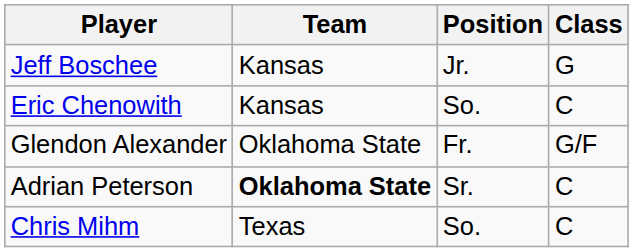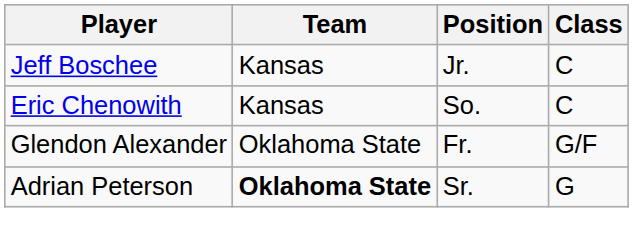(565, 65) G -> (564, 65) C
(564, 186) C -> (565, 186) G
- row: (75, 226)
